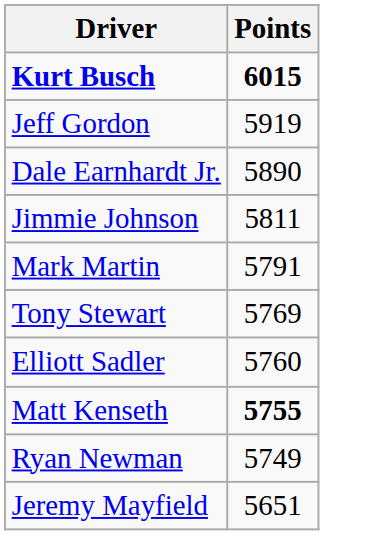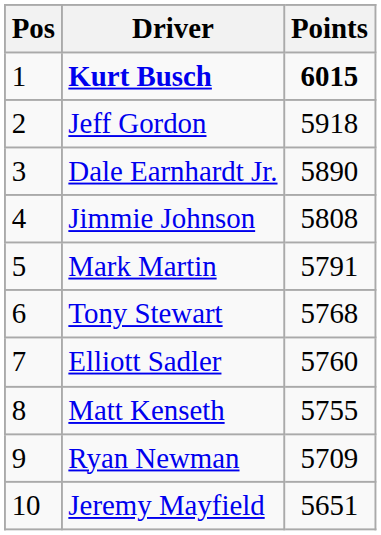+ column: (33, 28)
(273, 123) 5919 -> (329, 123) 5918
(273, 218) 5811 -> (329, 218) 5808
(273, 314) 5769 -> (329, 314) 5768
(273, 409) bold -> (329, 409) normal
(273, 457) 5749 -> (329, 457) 5709
